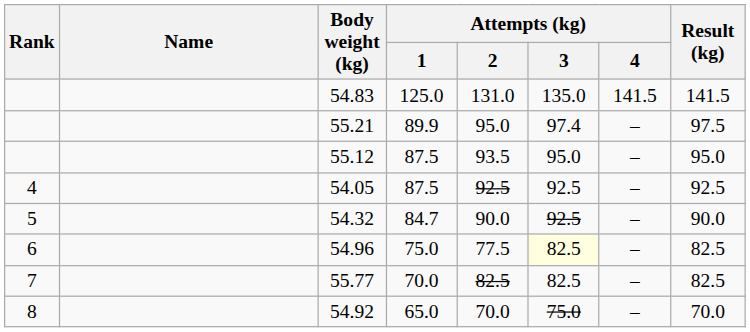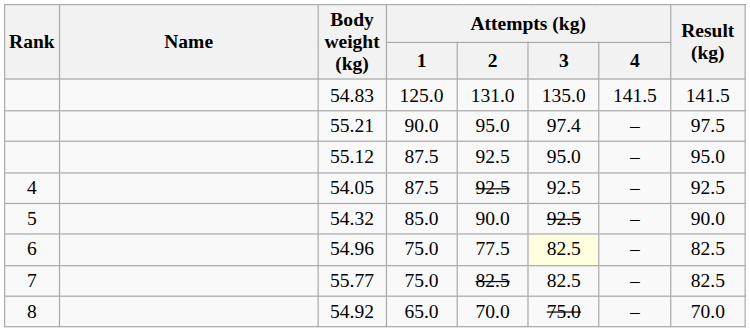(422, 125) 89.9 -> (422, 125) 90.0
(493, 156) 93.5 -> (493, 156) 92.5
(422, 218) 84.7 -> (422, 218) 85.0
(422, 280) 70.0 -> (422, 280) 75.0
